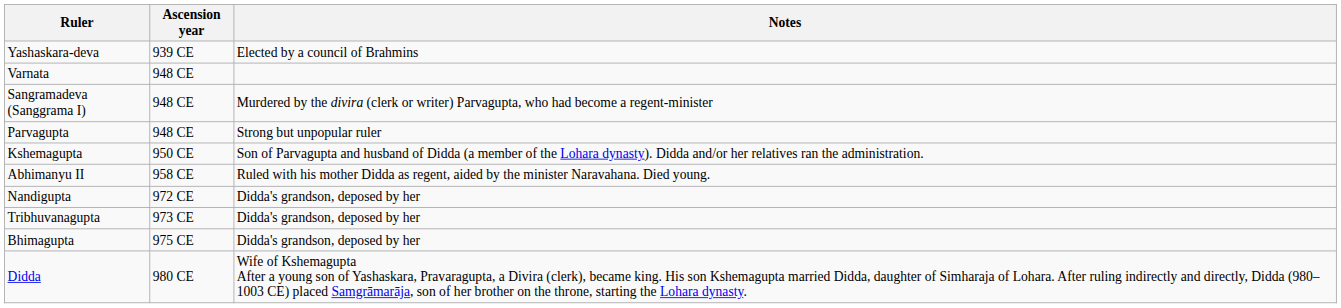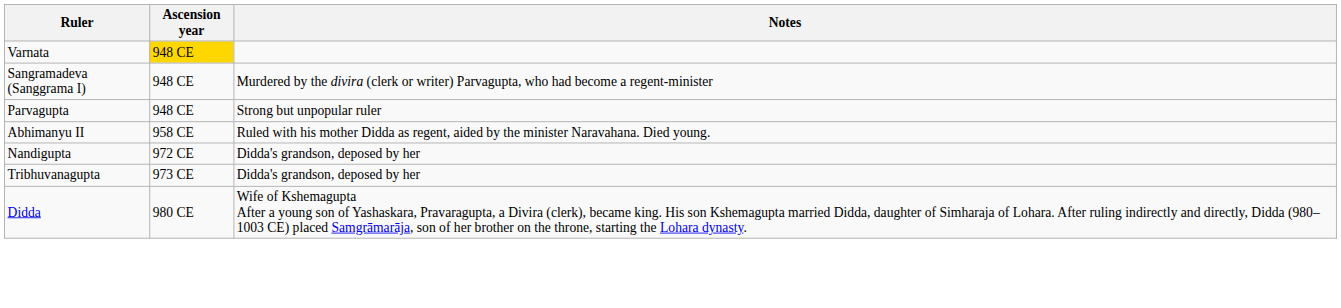- row: (53, 52)
(173, 73) no background -> (173, 52) gold background
- row: (45, 153)
- row: (41, 240)
